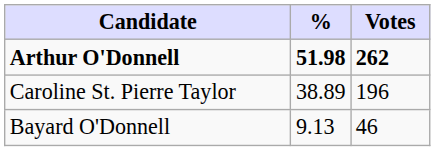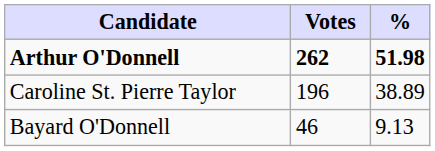columns swapped: (390, 22) <-> (321, 22)
